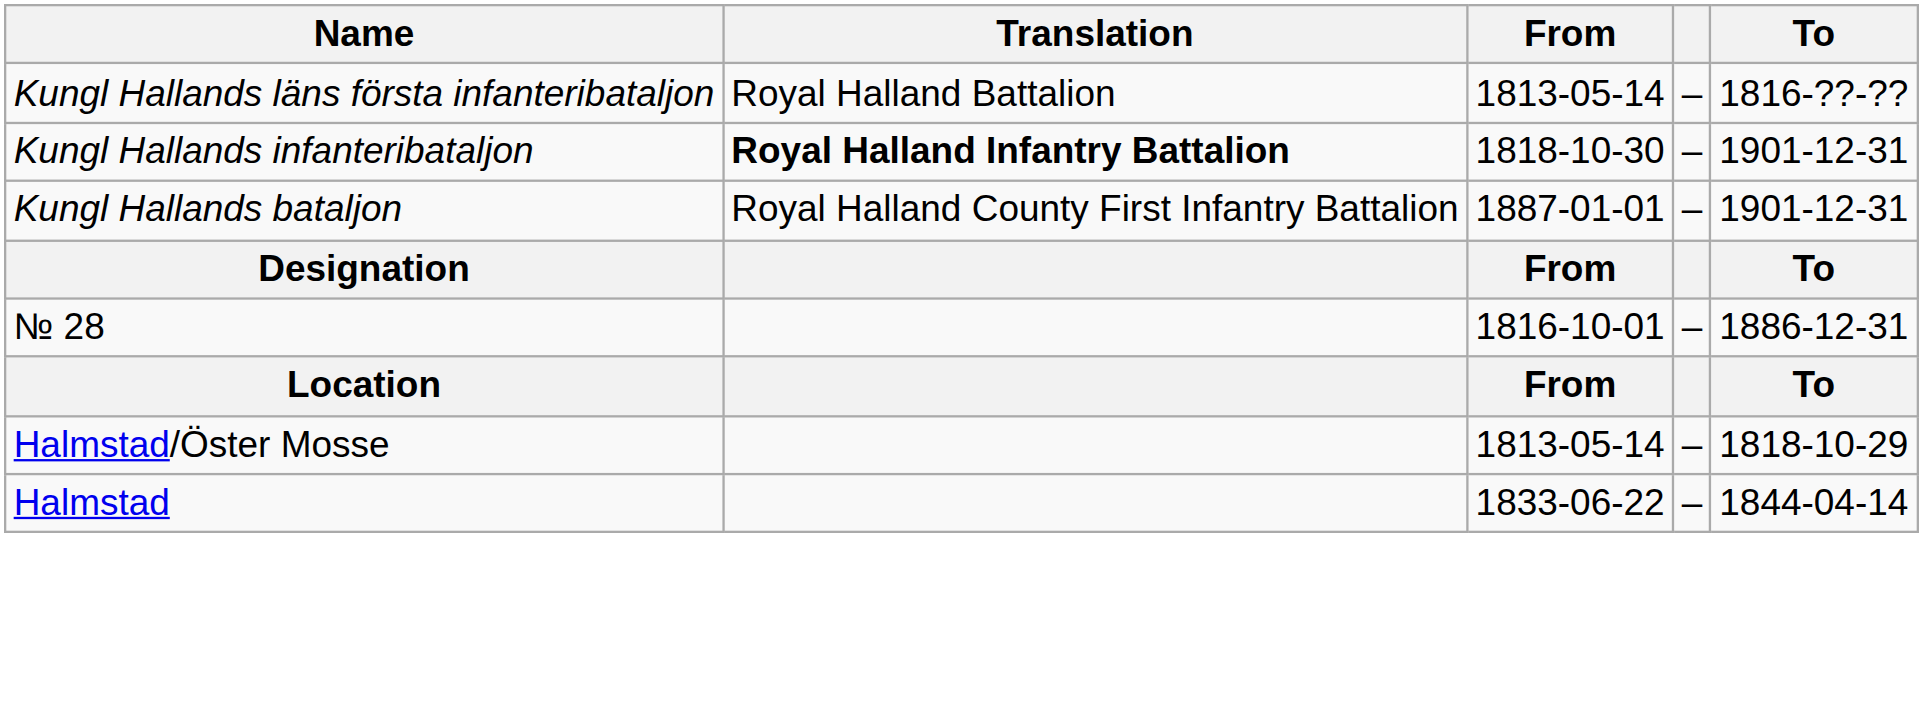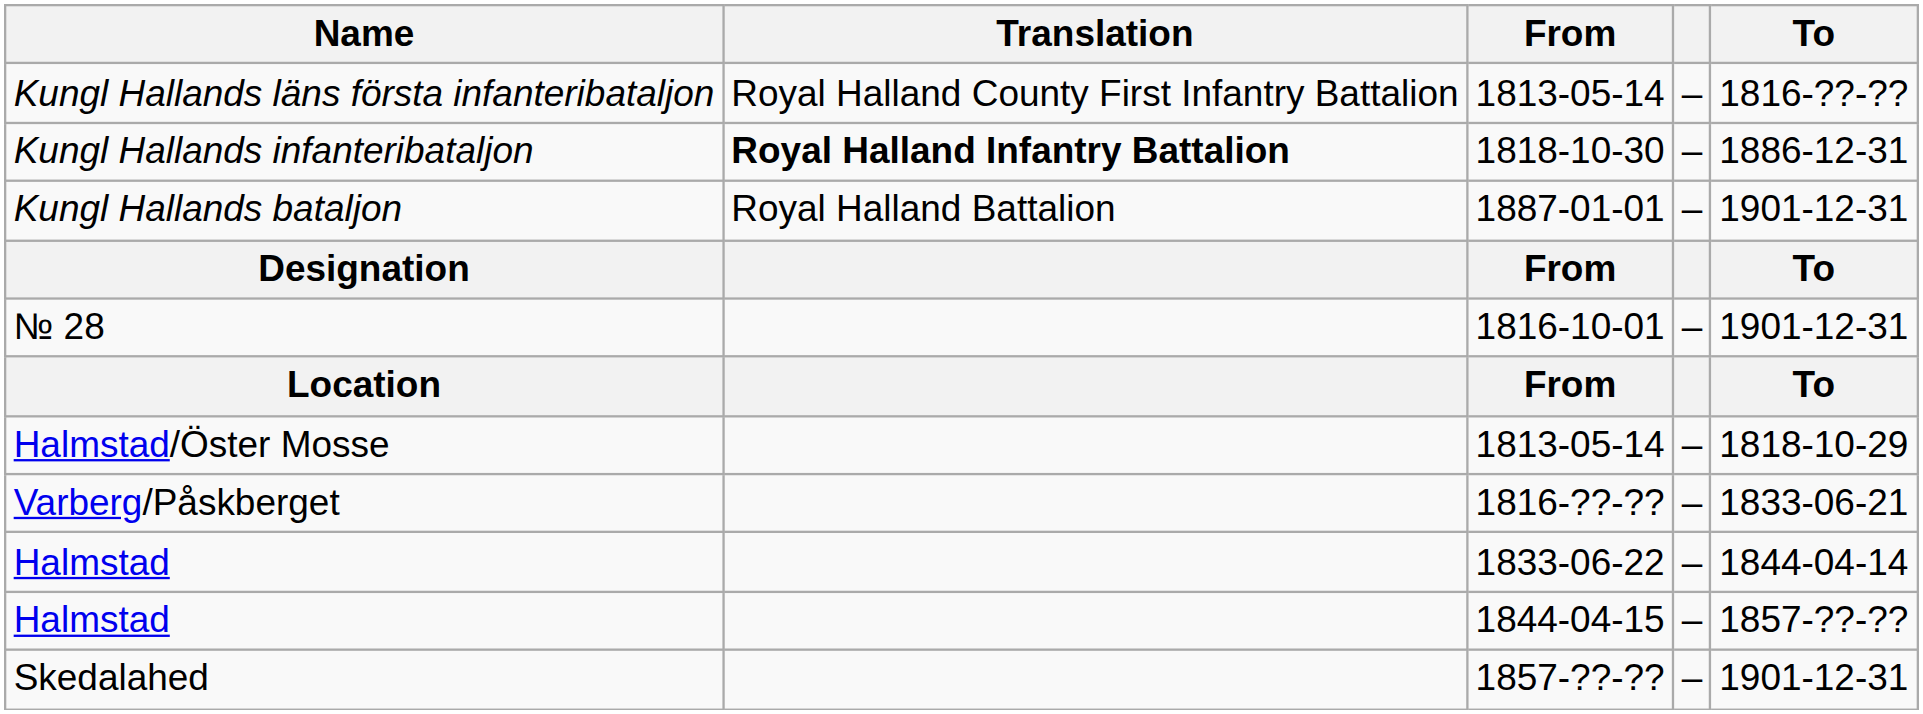(923, 92) Royal Halland Battalion -> (1095, 92) Royal Halland County First Infantry Battalion
(1814, 151) 1901-12-31 -> (1814, 151) 1886-12-31
(1095, 209) Royal Halland County First Infantry Battalion -> (923, 209) Royal Halland Battalion
(1814, 326) 1886-12-31 -> (1814, 326) 1901-12-31
+ row: (177, 502)
+ row: (92, 619)
+ row: (111, 678)
